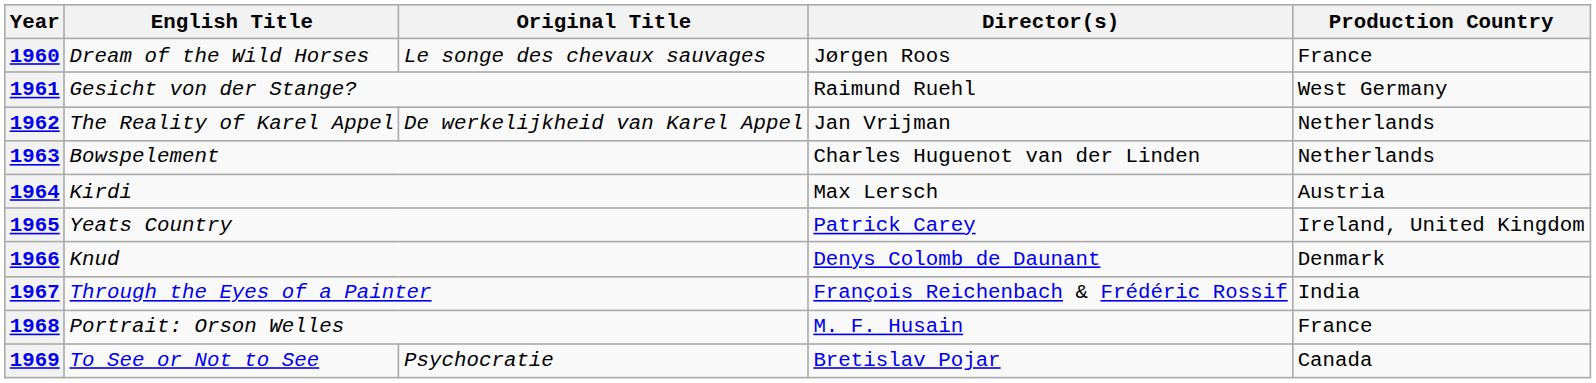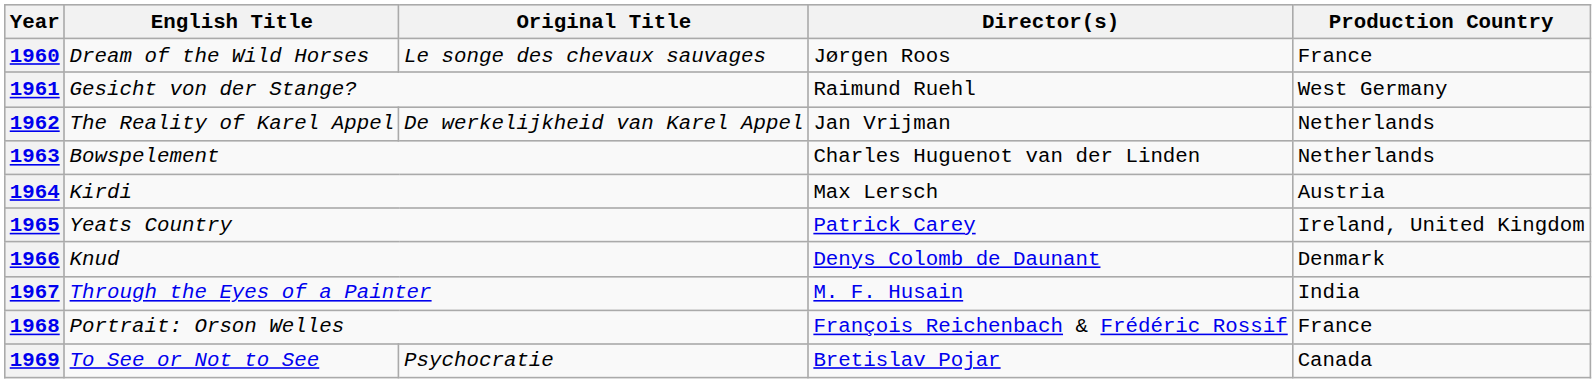(1051, 293) François Reichenbach & Frédéric Rossif -> (888, 293) M. F. Husain
(888, 327) M. F. Husain -> (1051, 327) François Reichenbach & Frédéric Rossif
